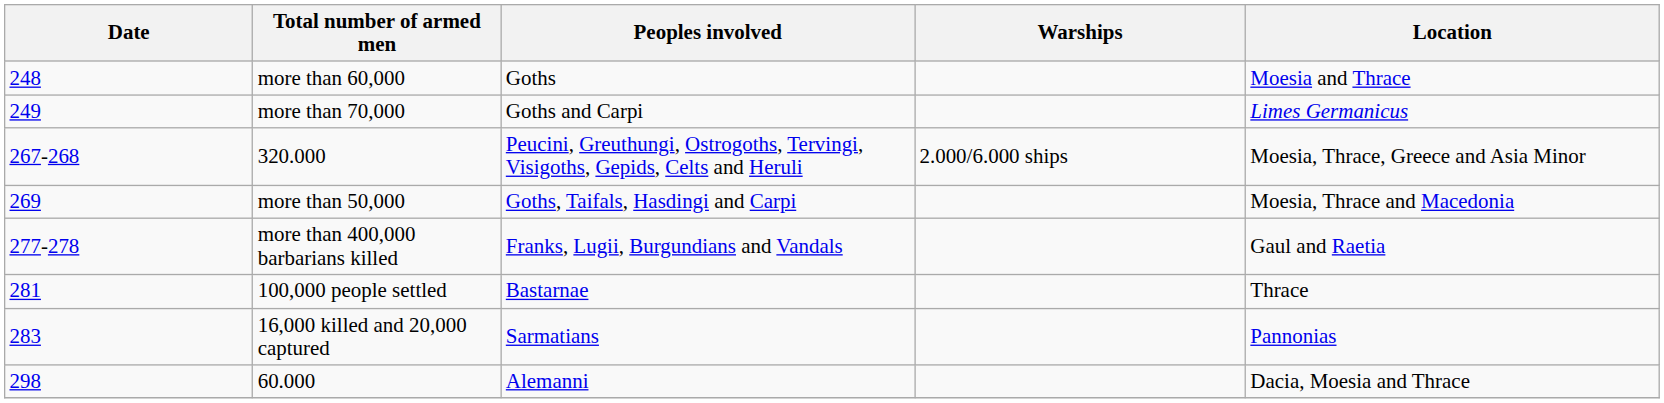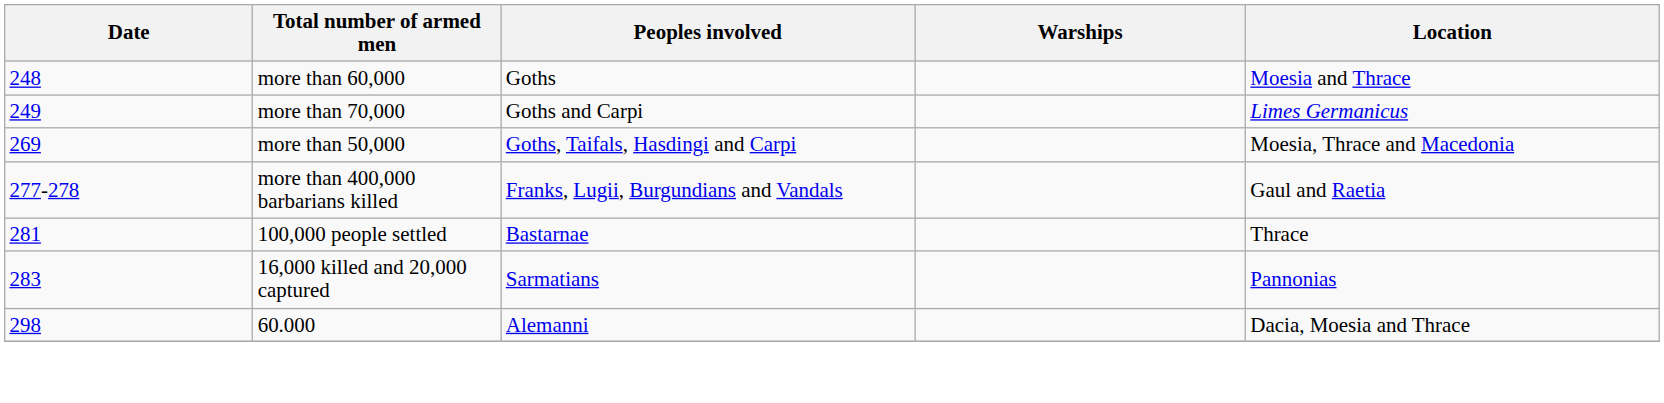- row: (292, 156)
